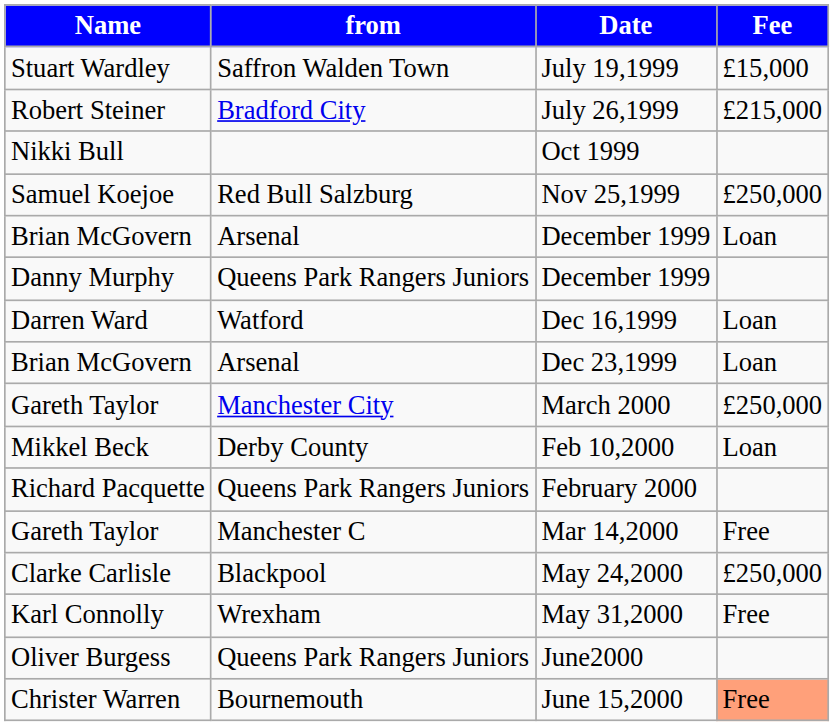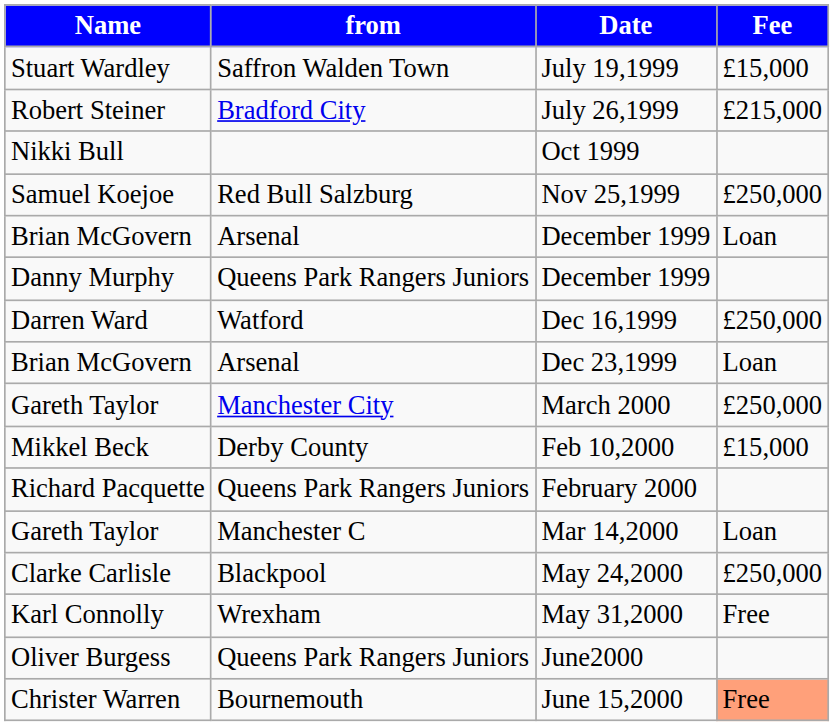(750, 320) Loan -> (772, 320) £250,000
(750, 446) Loan -> (766, 446) £15,000
(746, 531) Free -> (750, 531) Loan
